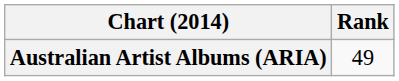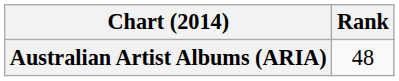(363, 57) 49 -> (363, 57) 48
